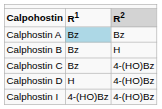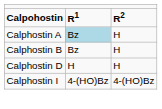(119, 18) lightgrey background -> (119, 18) no background
(119, 34) Bz -> (117, 34) H
- row: (34, 65)
(134, 81) 4-(HO)Bz -> (117, 65) H
